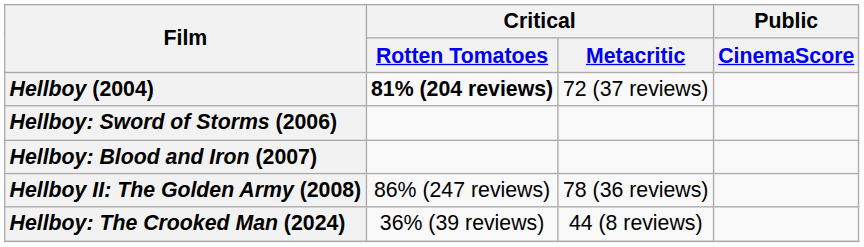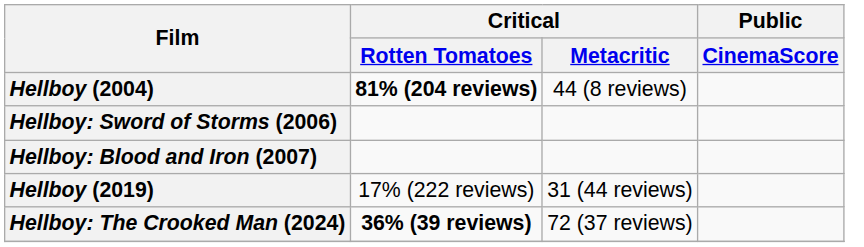(636, 88) 72 (37 reviews) -> (620, 88) 44 (8 reviews)
- row: (185, 190)
+ row: (82, 190)
(462, 223) normal -> (446, 223) bold
(636, 223) 44 (8 reviews) -> (620, 223) 72 (37 reviews)
